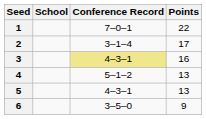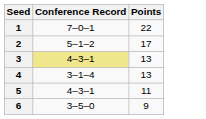- column: (51, 12)
(118, 43) 3–1–4 -> (81, 43) 5–1–2
(184, 59) 16 -> (146, 59) 13
(118, 75) 5–1–2 -> (81, 75) 3–1–4
(184, 91) 13 -> (146, 91) 11
